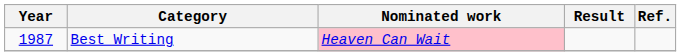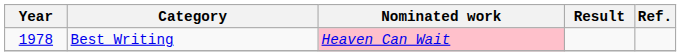(36, 40) 1987 -> (36, 40) 1978
